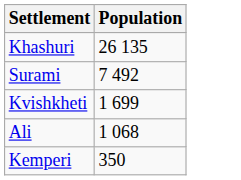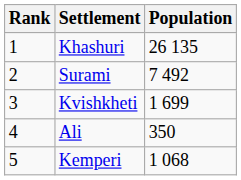+ column: (30, 18)
(119, 132) 1 068 -> (162, 132) 350
(112, 160) 350 -> (169, 160) 1 068
